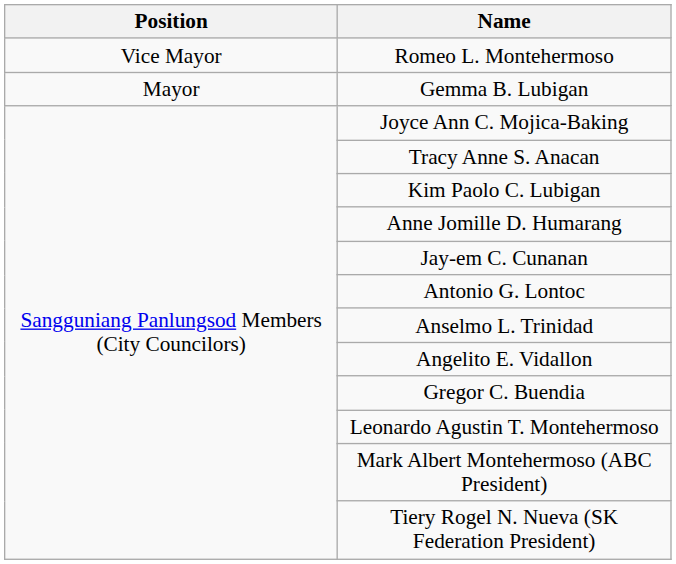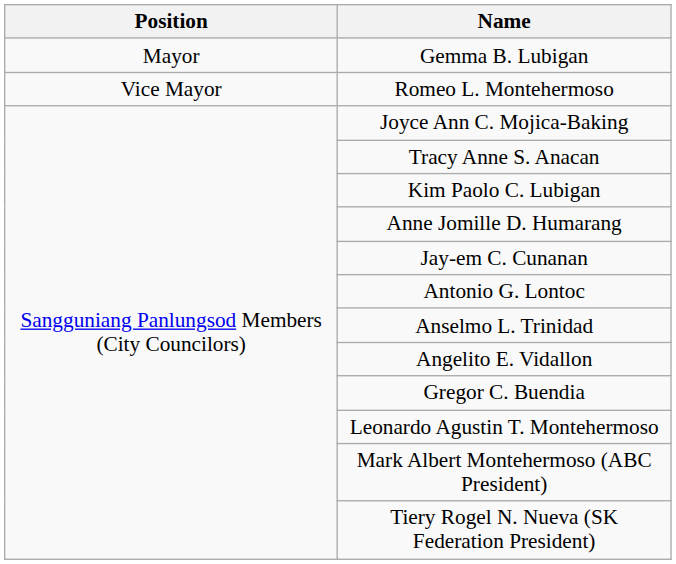rows swapped: (504, 88) <-> (504, 55)
